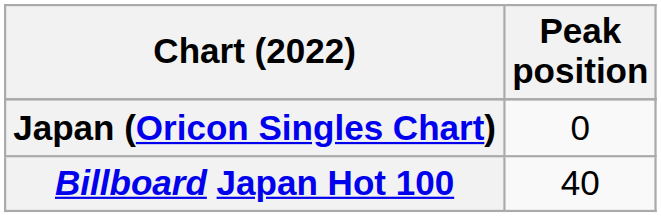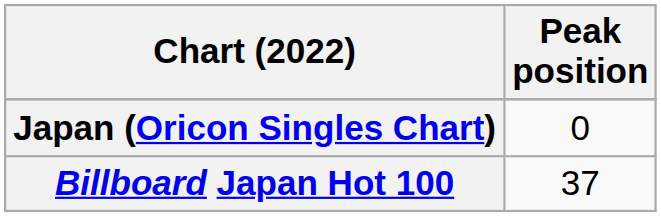(580, 182) 40 -> (580, 182) 37
